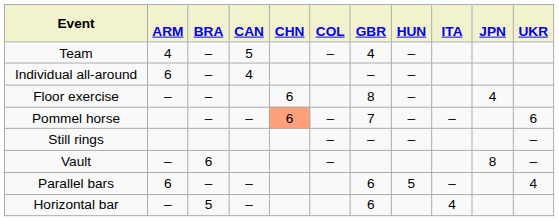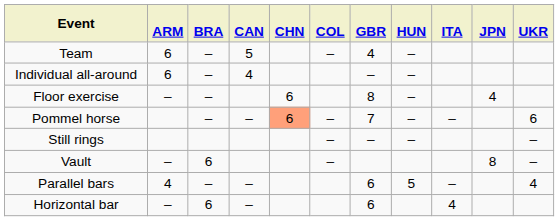(168, 53) 4 -> (168, 53) 6
(168, 183) 6 -> (168, 183) 4
(208, 205) 5 -> (208, 205) 6
